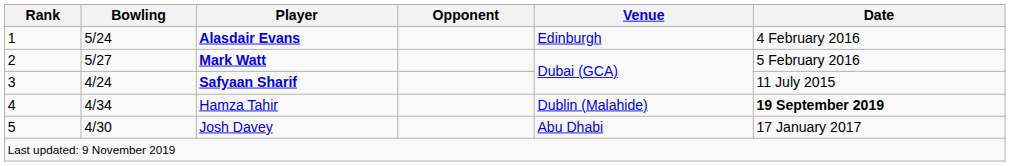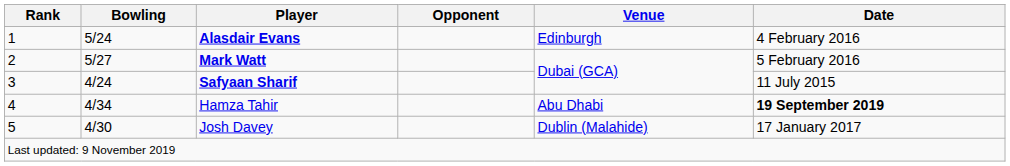(593, 104) Dublin (Malahide) -> (570, 104) Abu Dhabi
(570, 127) Abu Dhabi -> (593, 127) Dublin (Malahide)
